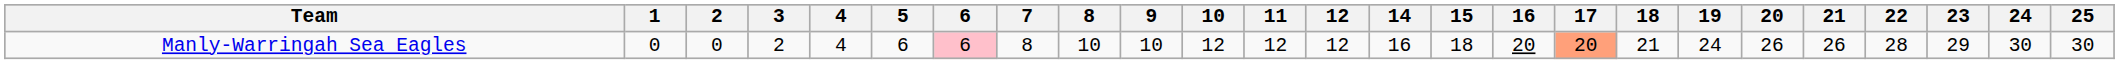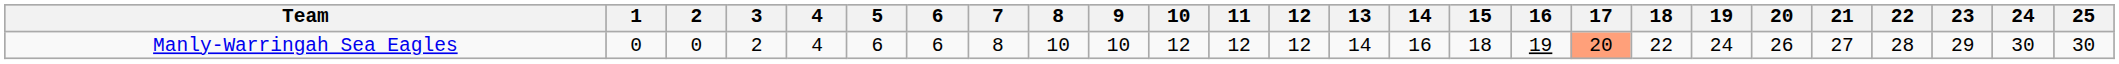+ column: (1360, 18)
(965, 45) pink background -> (938, 45) no background
(1524, 45) 20 -> (1541, 45) 19
(1648, 45) 21 -> (1661, 45) 22
(1834, 45) 26 -> (1842, 45) 27
